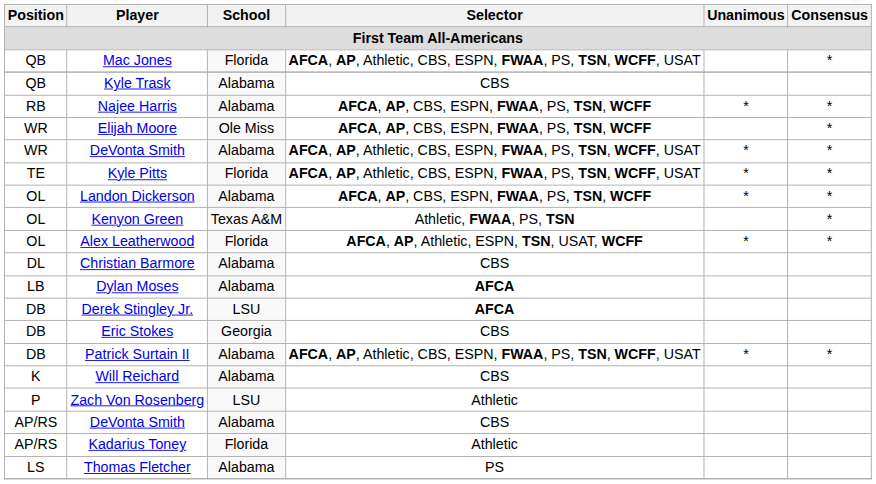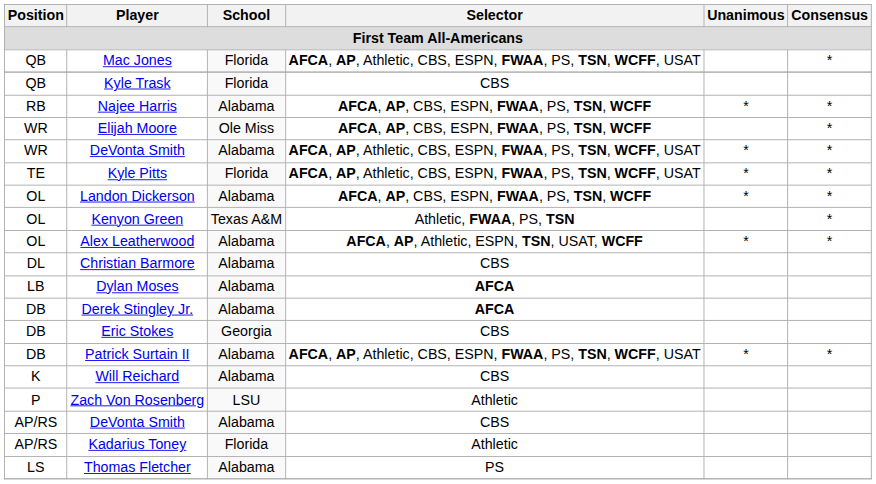(246, 83) Alabama -> (246, 83) Florida
(246, 241) Florida -> (246, 241) Alabama
(246, 309) LSU -> (246, 309) Alabama
